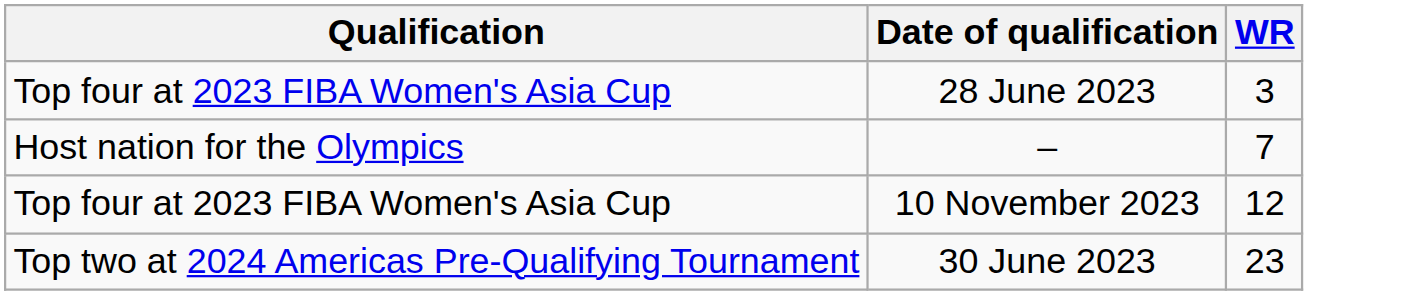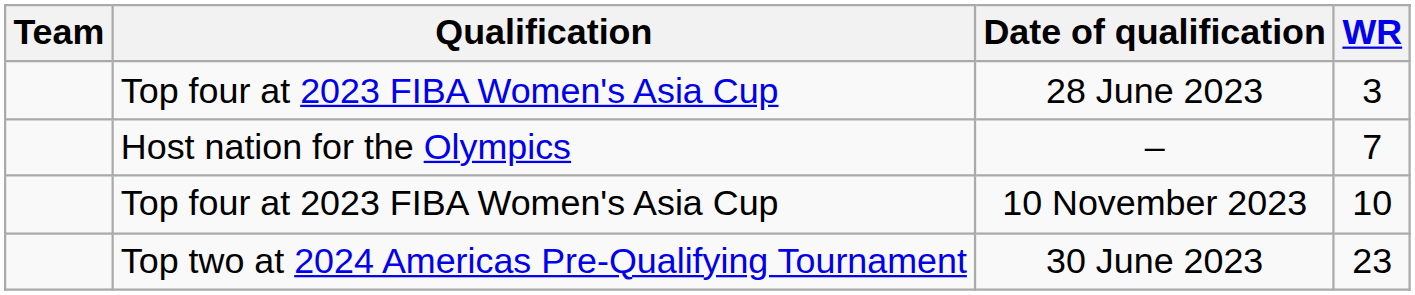+ column: (59, 32)
(1265, 203) 12 -> (1372, 203) 10
